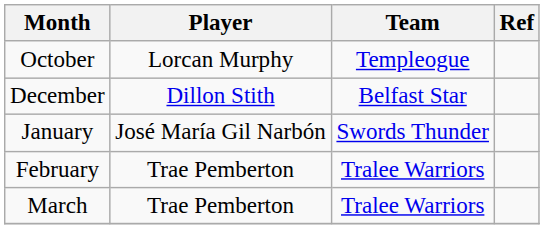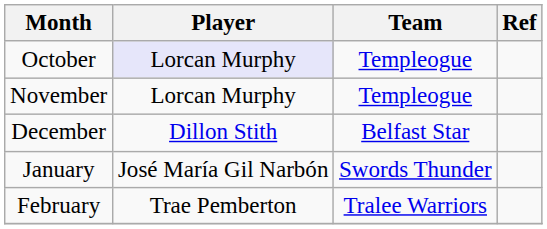(221, 59) no background -> (223, 59) lavender background
+ row: (59, 95)
- row: (57, 205)
